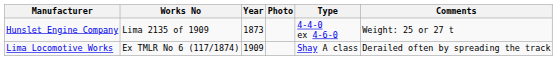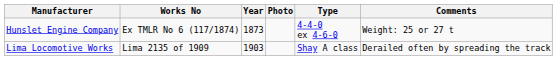(166, 30) Lima 2135 of 1909 -> (181, 30) Ex TMLR No 6 (117/1874)
(181, 49) Ex TMLR No 6 (117/1874) -> (166, 49) Lima 2135 of 1909
(253, 49) 1909 -> (253, 49) 1903
